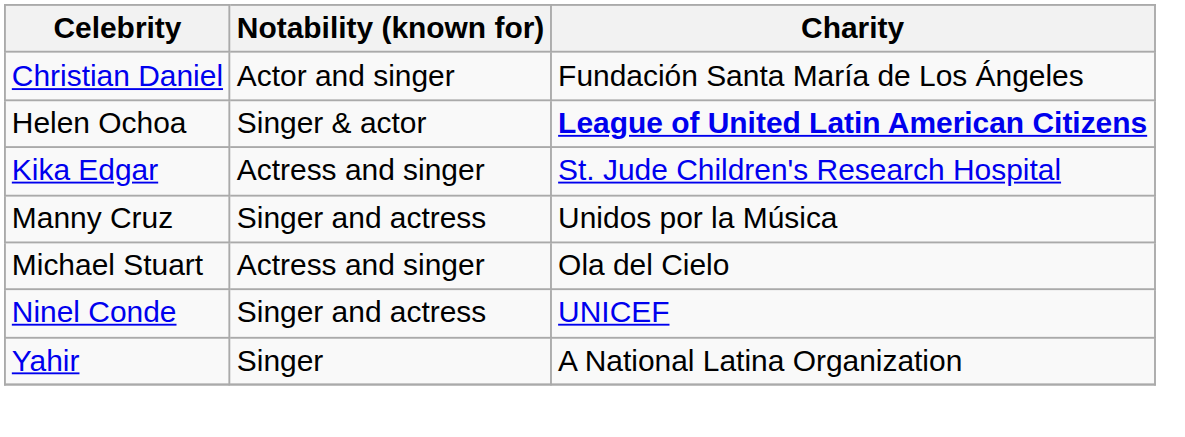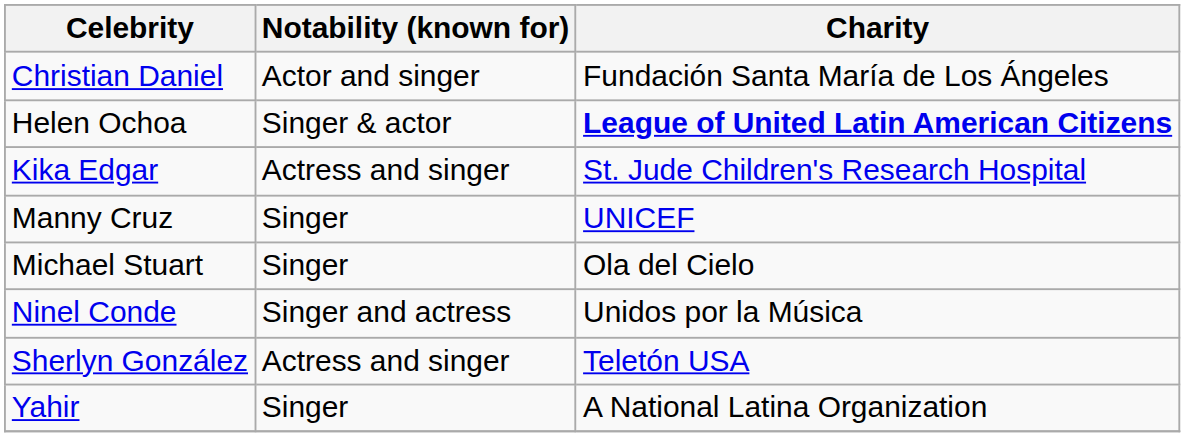(362, 218) Singer and actress -> (305, 218) Singer
(698, 218) Unidos por la Música -> (639, 218) UNICEF
(361, 265) Actress and singer -> (305, 265) Singer
(614, 312) UNICEF -> (723, 312) Unidos por la Música
+ row: (130, 360)
